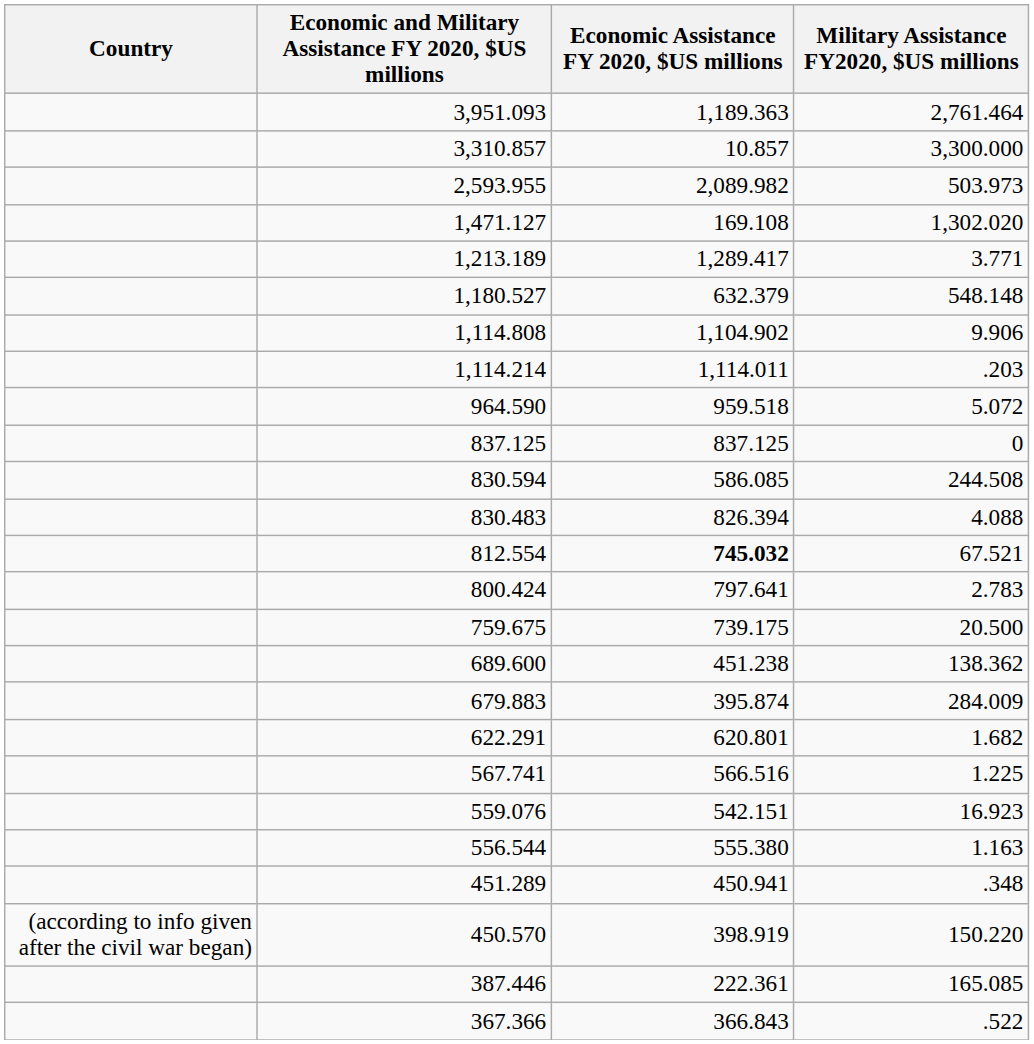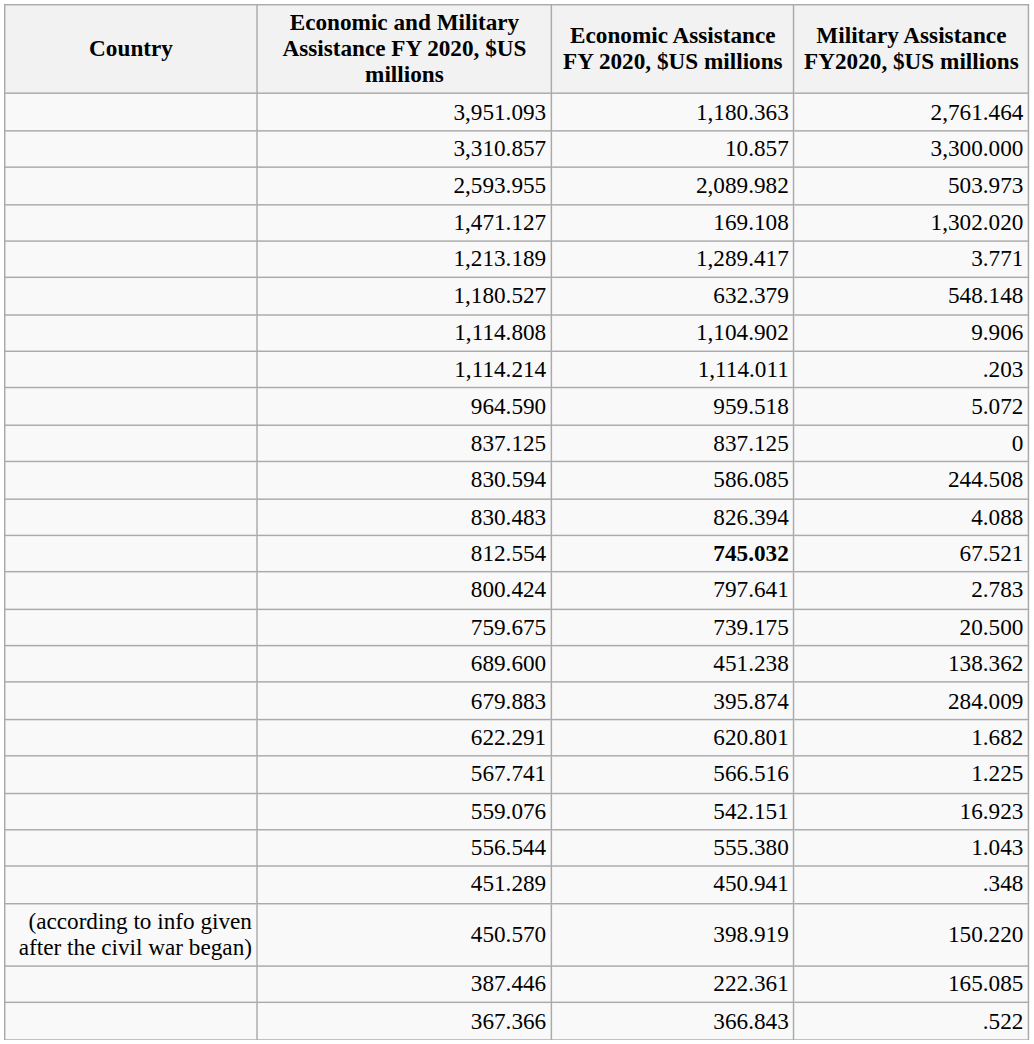(742, 111) 1,189.363 -> (742, 111) 1,180.363
(997, 847) 1.163 -> (997, 847) 1.043
